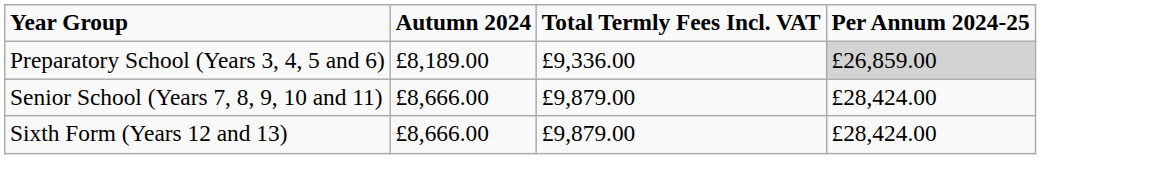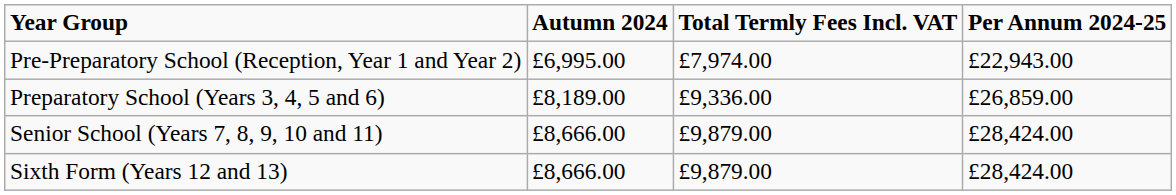+ row: (266, 60)
(884, 60) lightgrey background -> (1021, 97) no background
